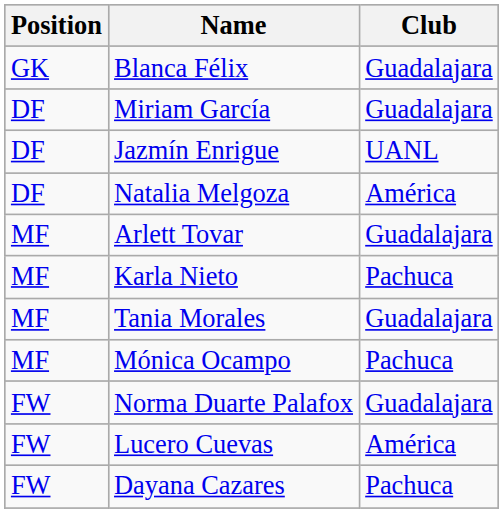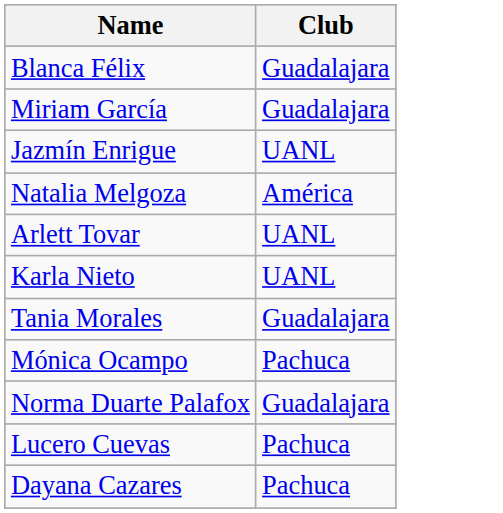- column: (56, 25)
(429, 234) Guadalajara -> (299, 234) UANL
(409, 276) Pachuca -> (299, 276) UANL
(411, 444) América -> (306, 444) Pachuca
